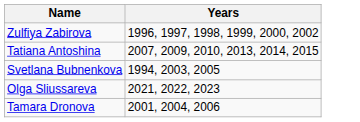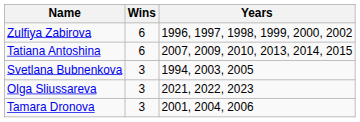+ column: (142, 13)
